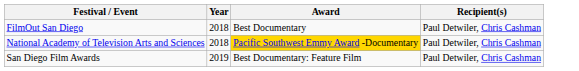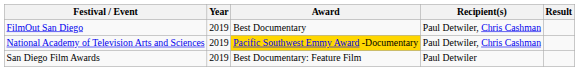+ column: (559, 12)
(219, 27) 2018 -> (219, 27) 2019
(219, 43) 2018 -> (219, 43) 2019
(482, 58) Paul Detwiler, Chris Cashman -> (450, 58) Paul Detwiler
